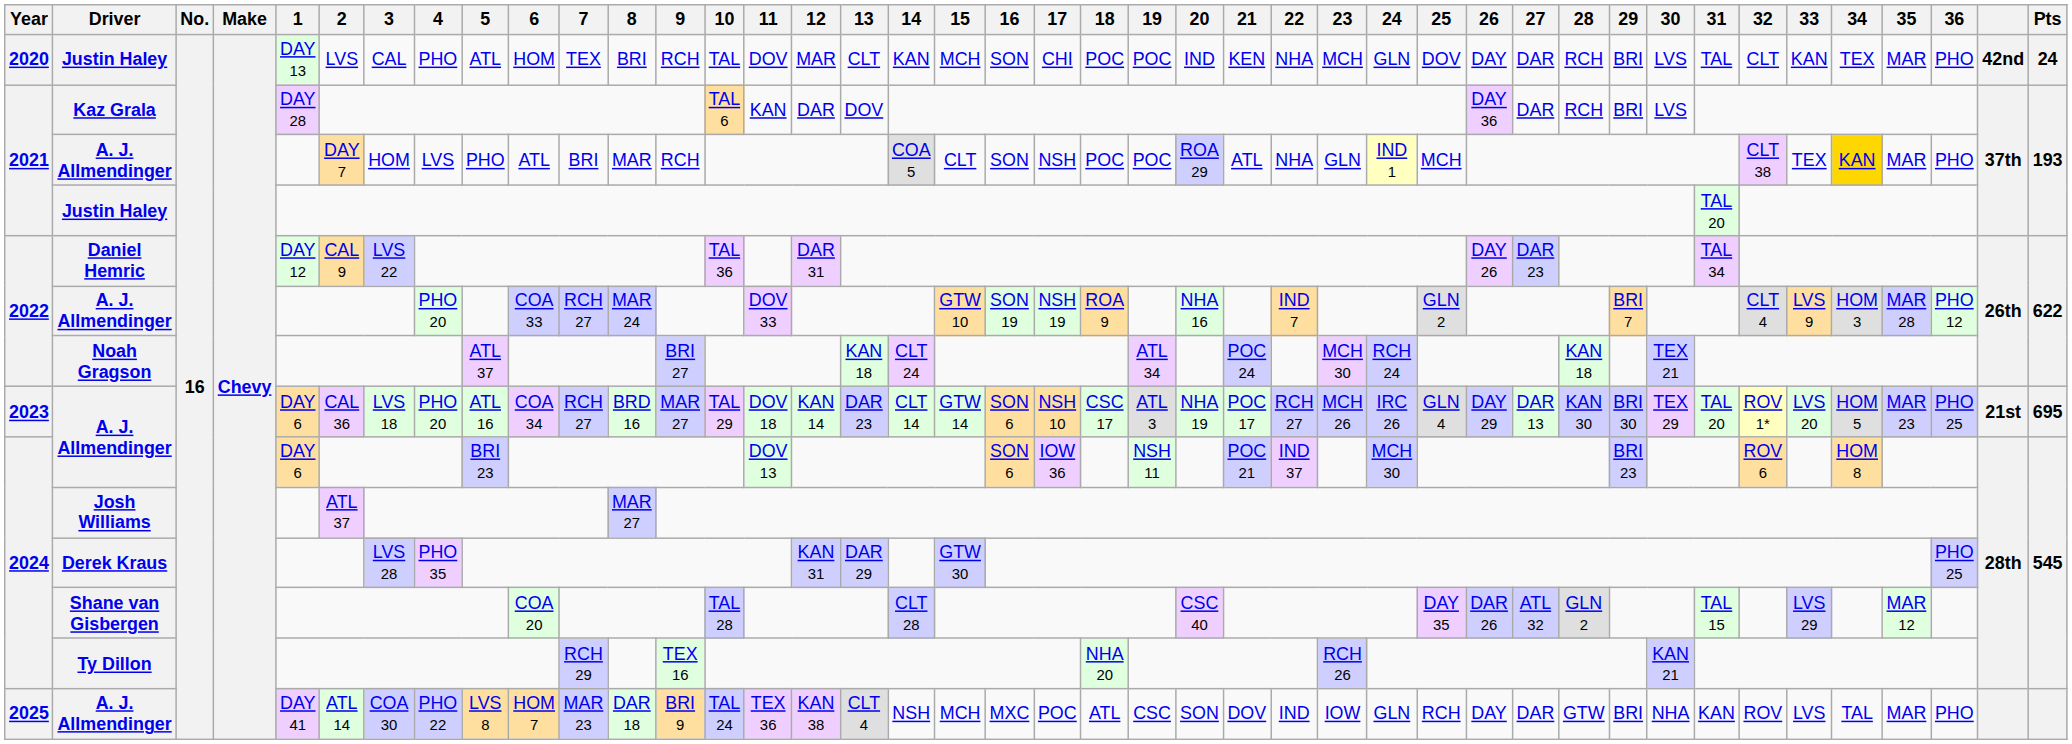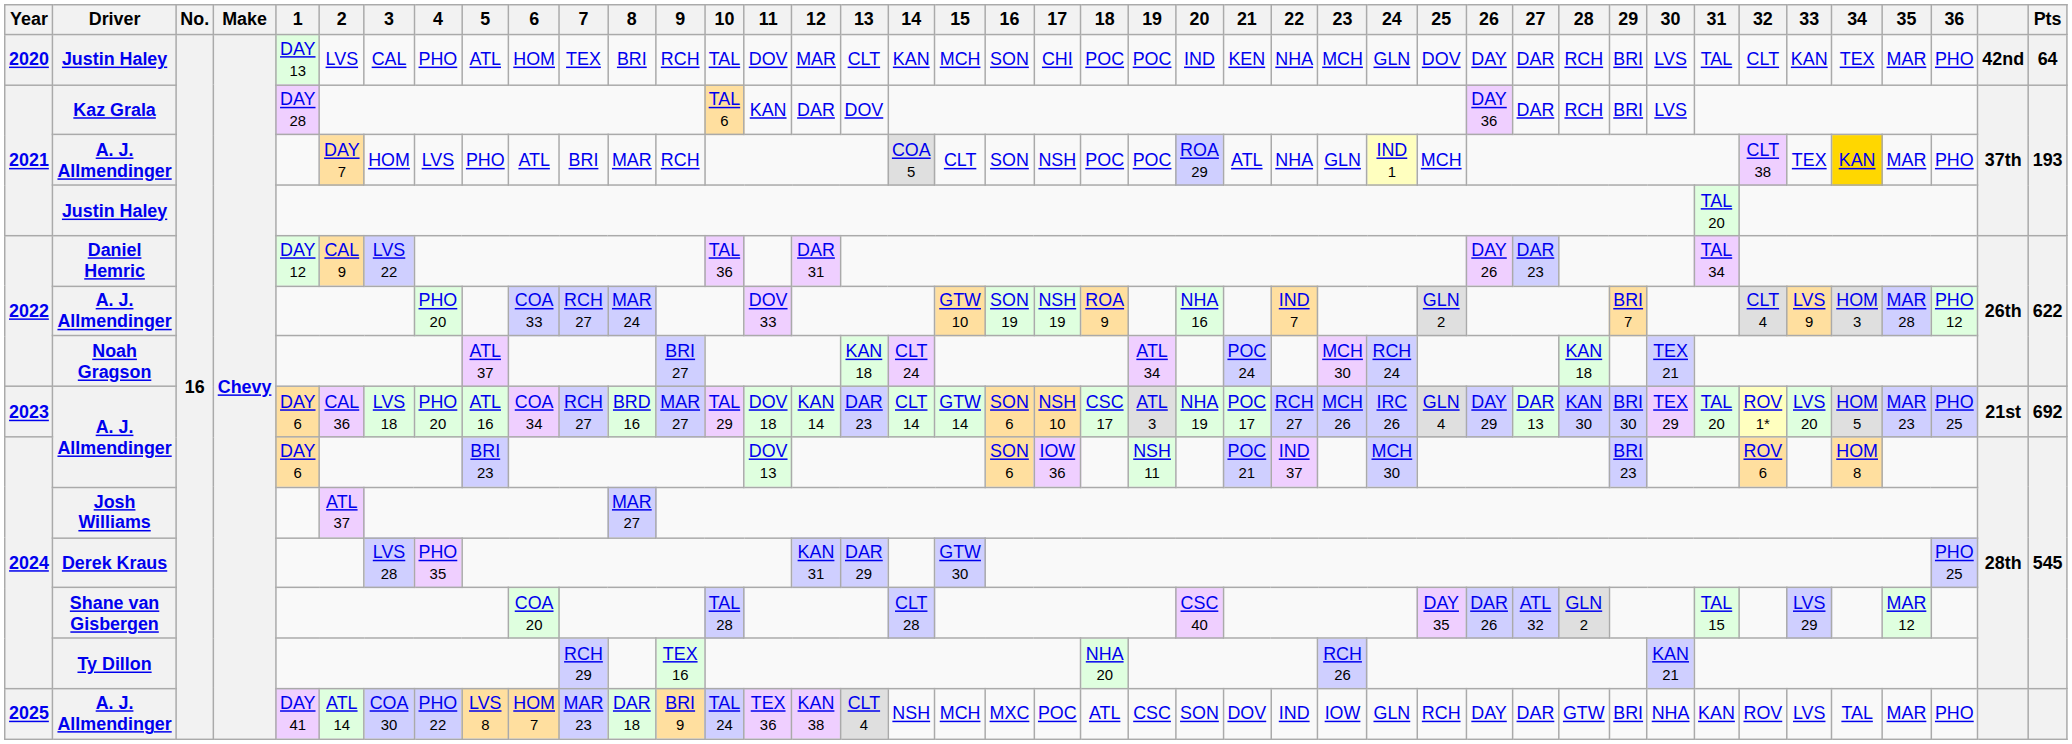(2048, 59) 24 -> (2048, 59) 64
(2048, 412) 695 -> (2048, 412) 692
